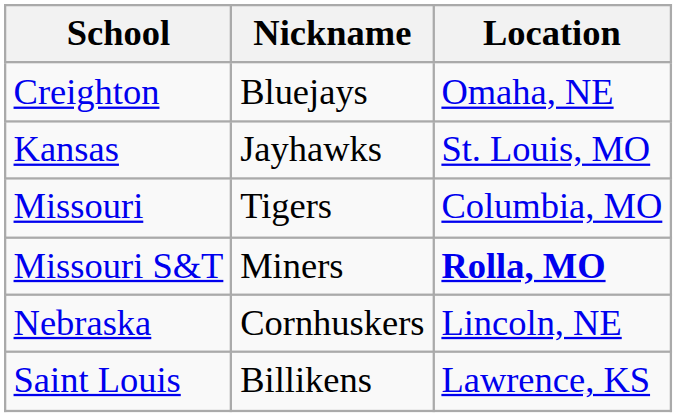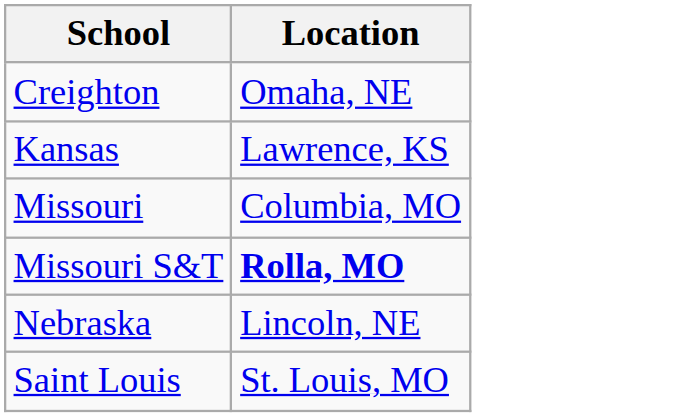- column: (332, 33)
(546, 149) St. Louis, MO -> (344, 149) Lawrence, KS
(546, 380) Lawrence, KS -> (345, 380) St. Louis, MO
